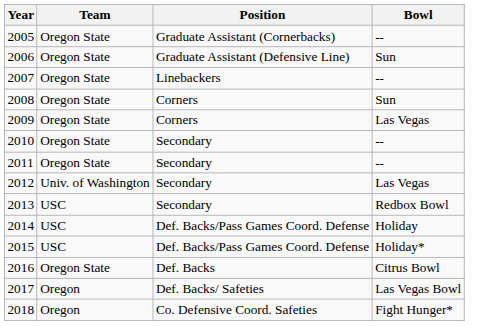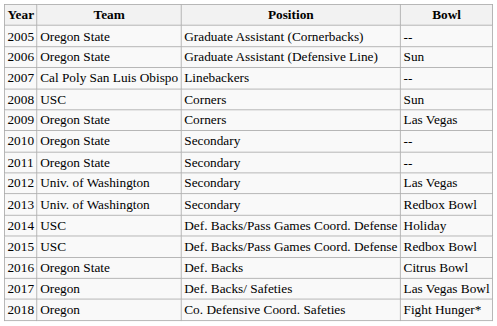(75, 78) Oregon State -> (109, 78) Cal Poly San Luis Obispo
(75, 99) Oregon State -> (53, 99) USC
(53, 204) USC -> (95, 204) Univ. of Washington
(400, 246) Holiday* -> (440, 246) Redbox Bowl
